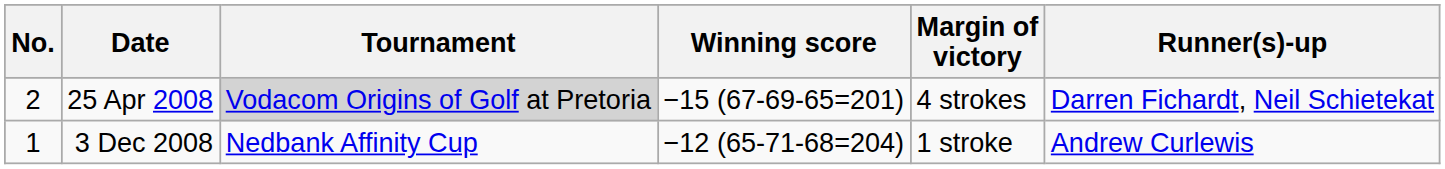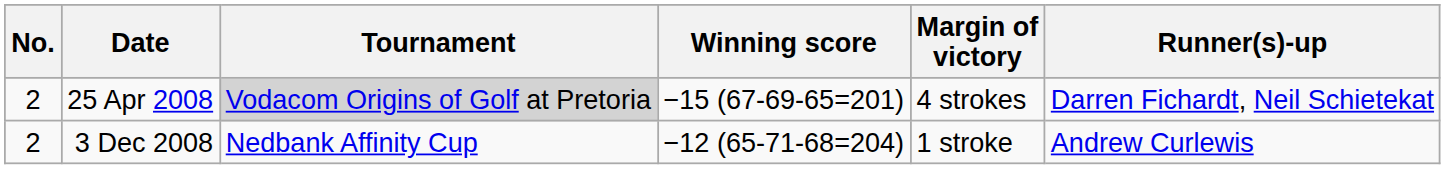(33, 142) 1 -> (33, 142) 2
